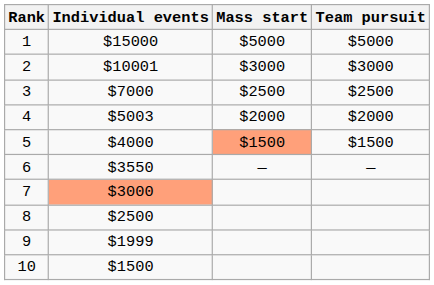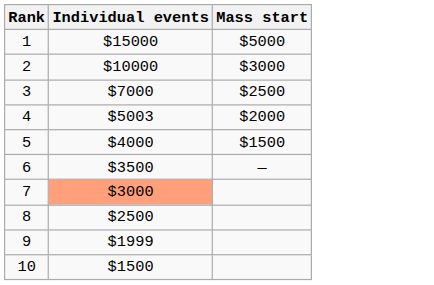- column: (371, 17)
(131, 67) $10001 -> (131, 67) $10000
(262, 142) lightsalmon background -> (262, 142) no background
(131, 167) $3550 -> (131, 167) $3500
